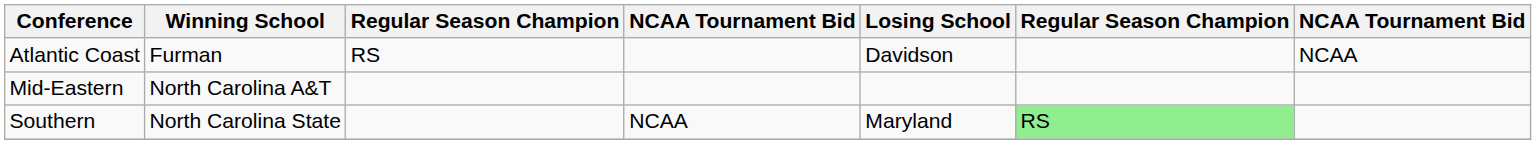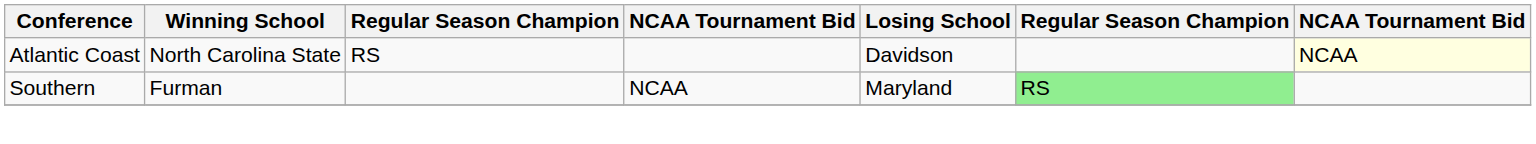(186, 54) Furman -> (245, 54) North Carolina State
(1328, 54) no background -> (1328, 54) lightyellow background
- row: (66, 88)
(245, 121) North Carolina State -> (186, 88) Furman
